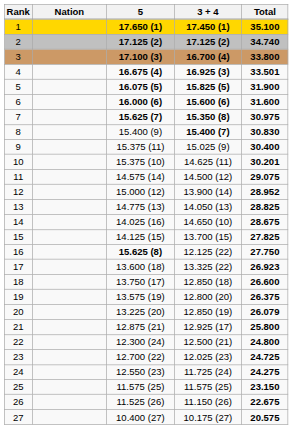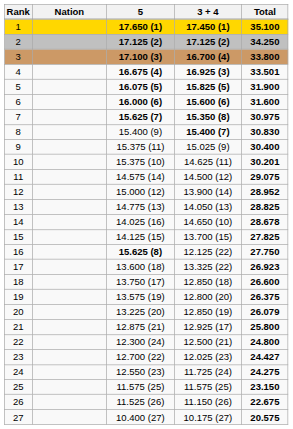(265, 41) 34.740 -> (265, 41) 34.250
(265, 222) 28.675 -> (265, 222) 28.678
(265, 357) 24.725 -> (265, 357) 24.427
